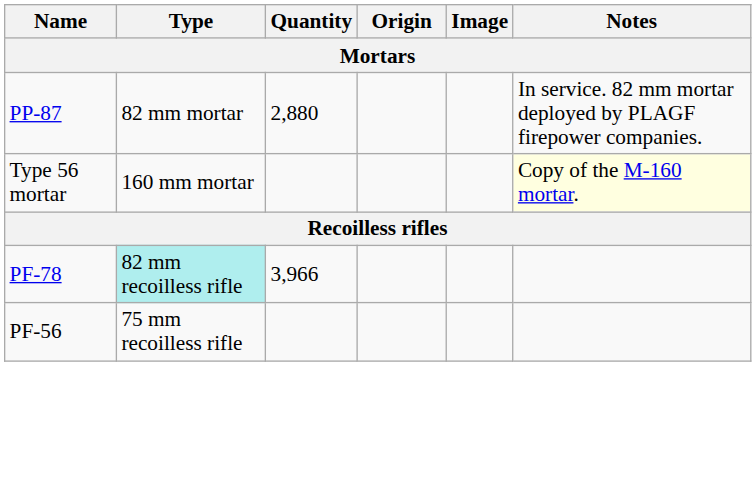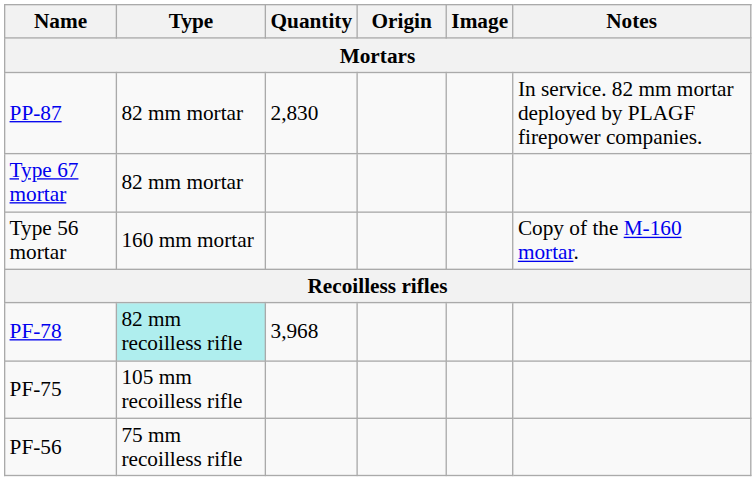(294, 112) 2,880 -> (294, 112) 2,830
+ row: (44, 182)
(600, 182) lightyellow background -> (600, 240) no background
(294, 273) 3,966 -> (294, 331) 3,968
+ row: (36, 389)
